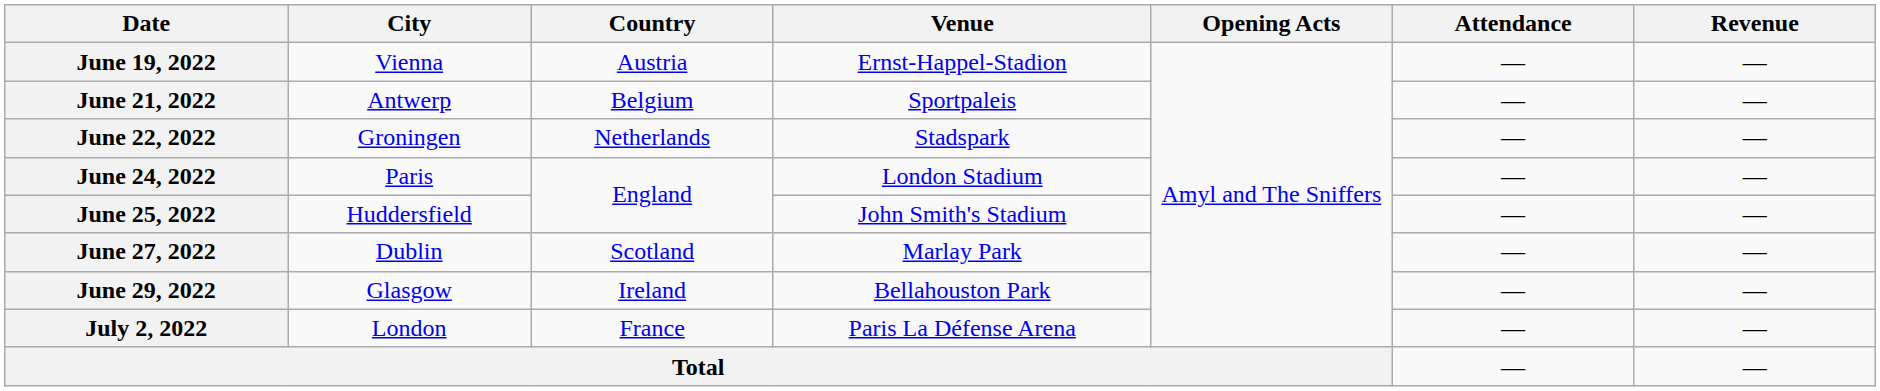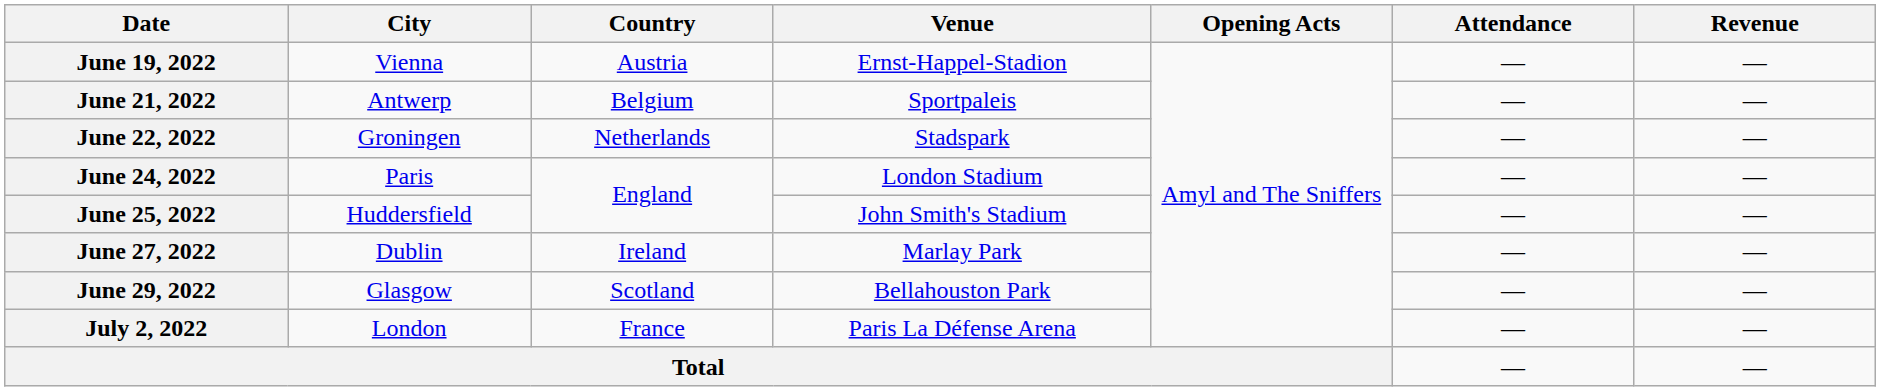(652, 251) Scotland -> (652, 251) Ireland
(652, 289) Ireland -> (652, 289) Scotland
